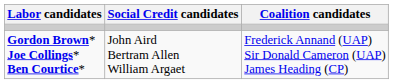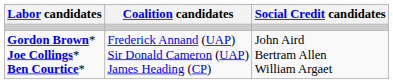columns swapped: (315, 14) <-> (173, 14)
